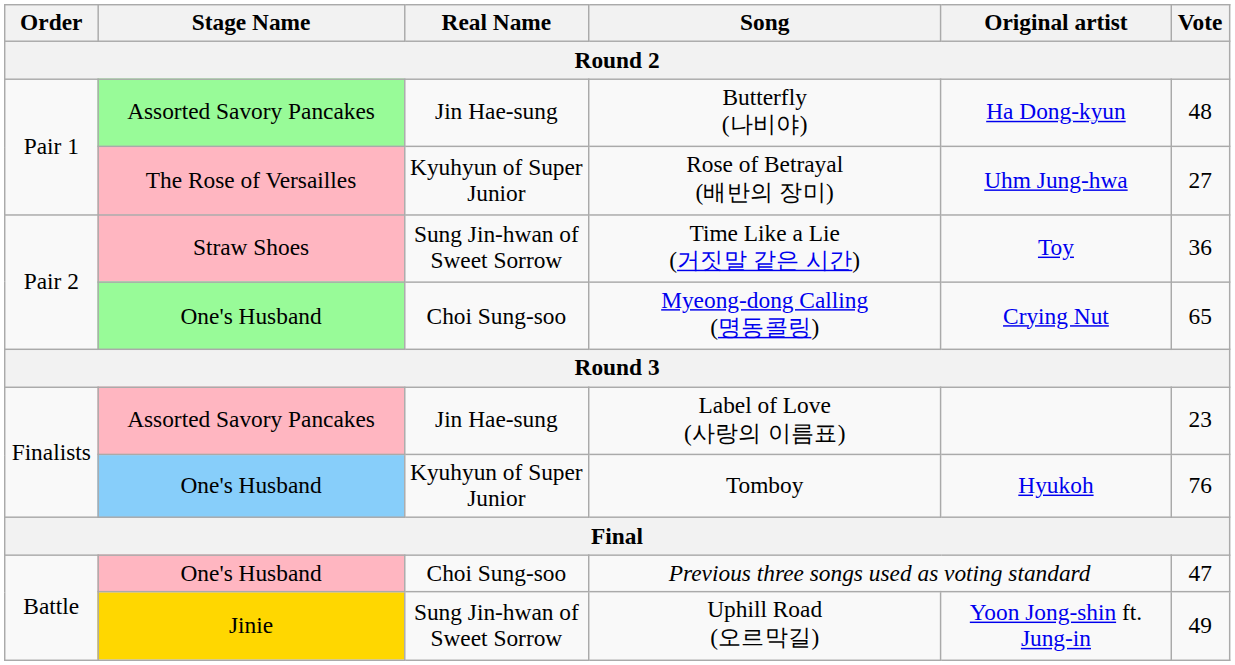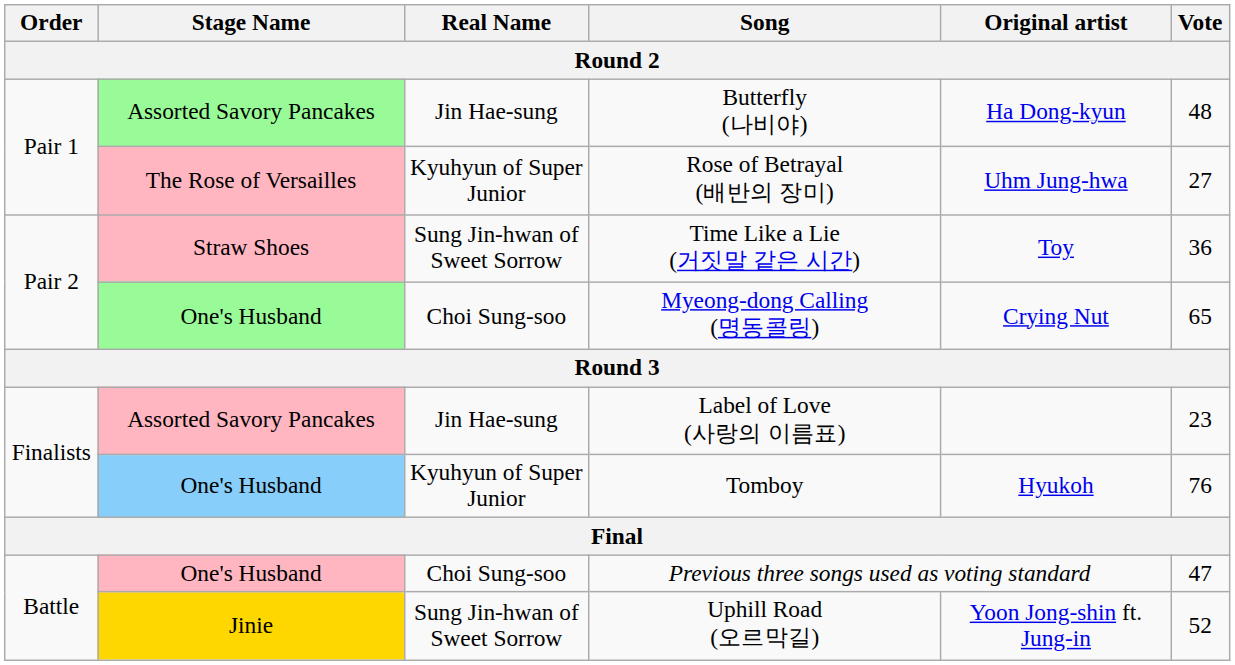(1200, 625) 49 -> (1200, 625) 52
